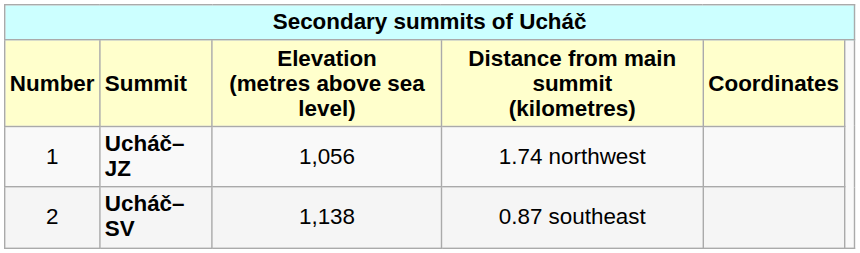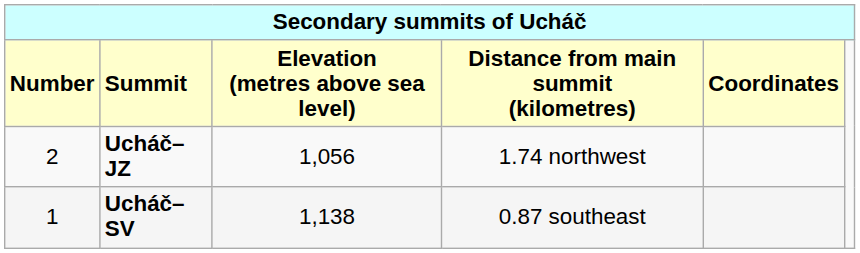(52, 156) 1 -> (52, 156) 2
(52, 217) 2 -> (52, 217) 1
